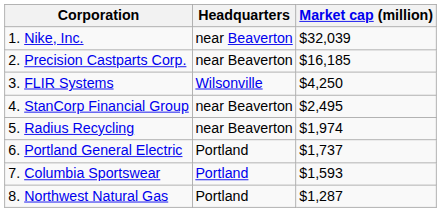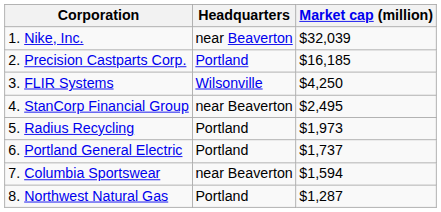(244, 60) near Beaverton -> (222, 60) Portland
(244, 128) near Beaverton -> (222, 128) Portland
(321, 128) $1,974 -> (321, 128) $1,973
(222, 173) Portland -> (244, 173) near Beaverton
(321, 173) $1,593 -> (321, 173) $1,594
